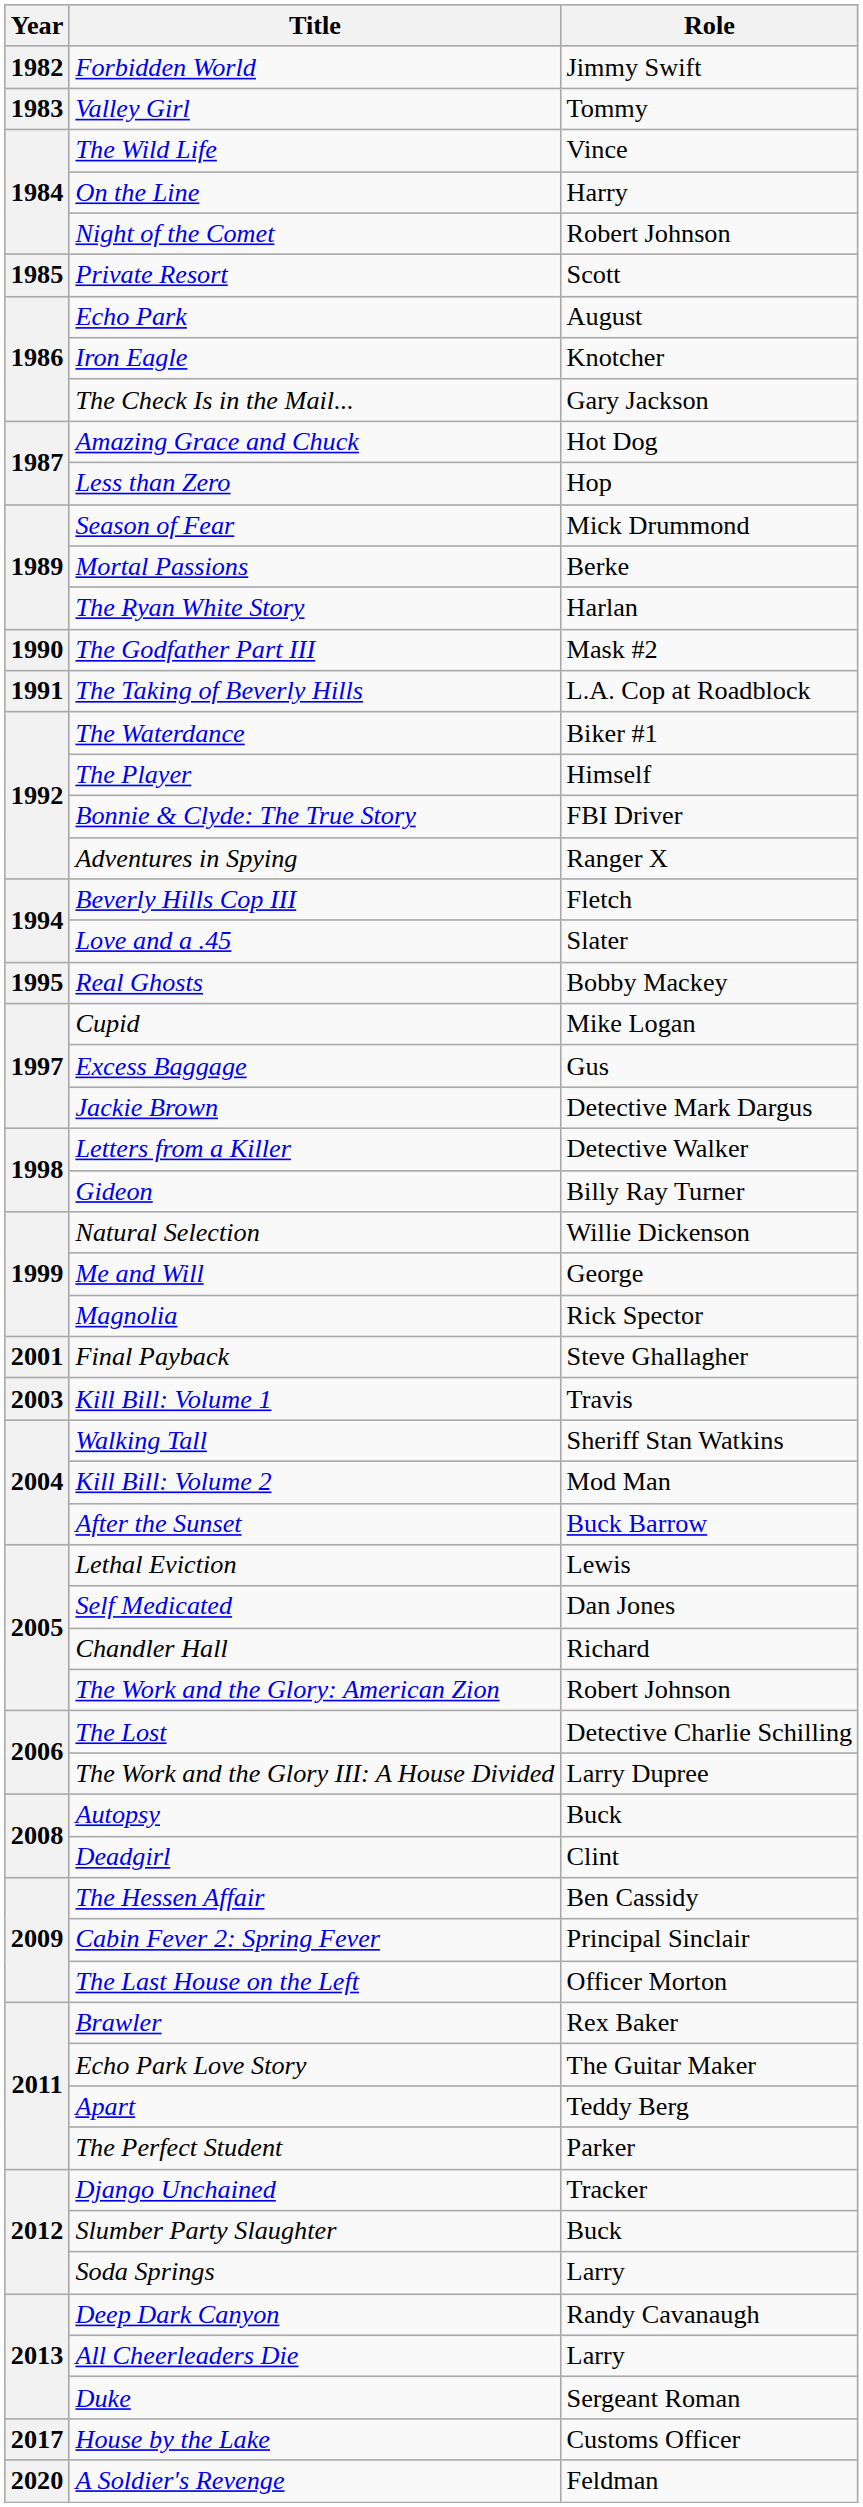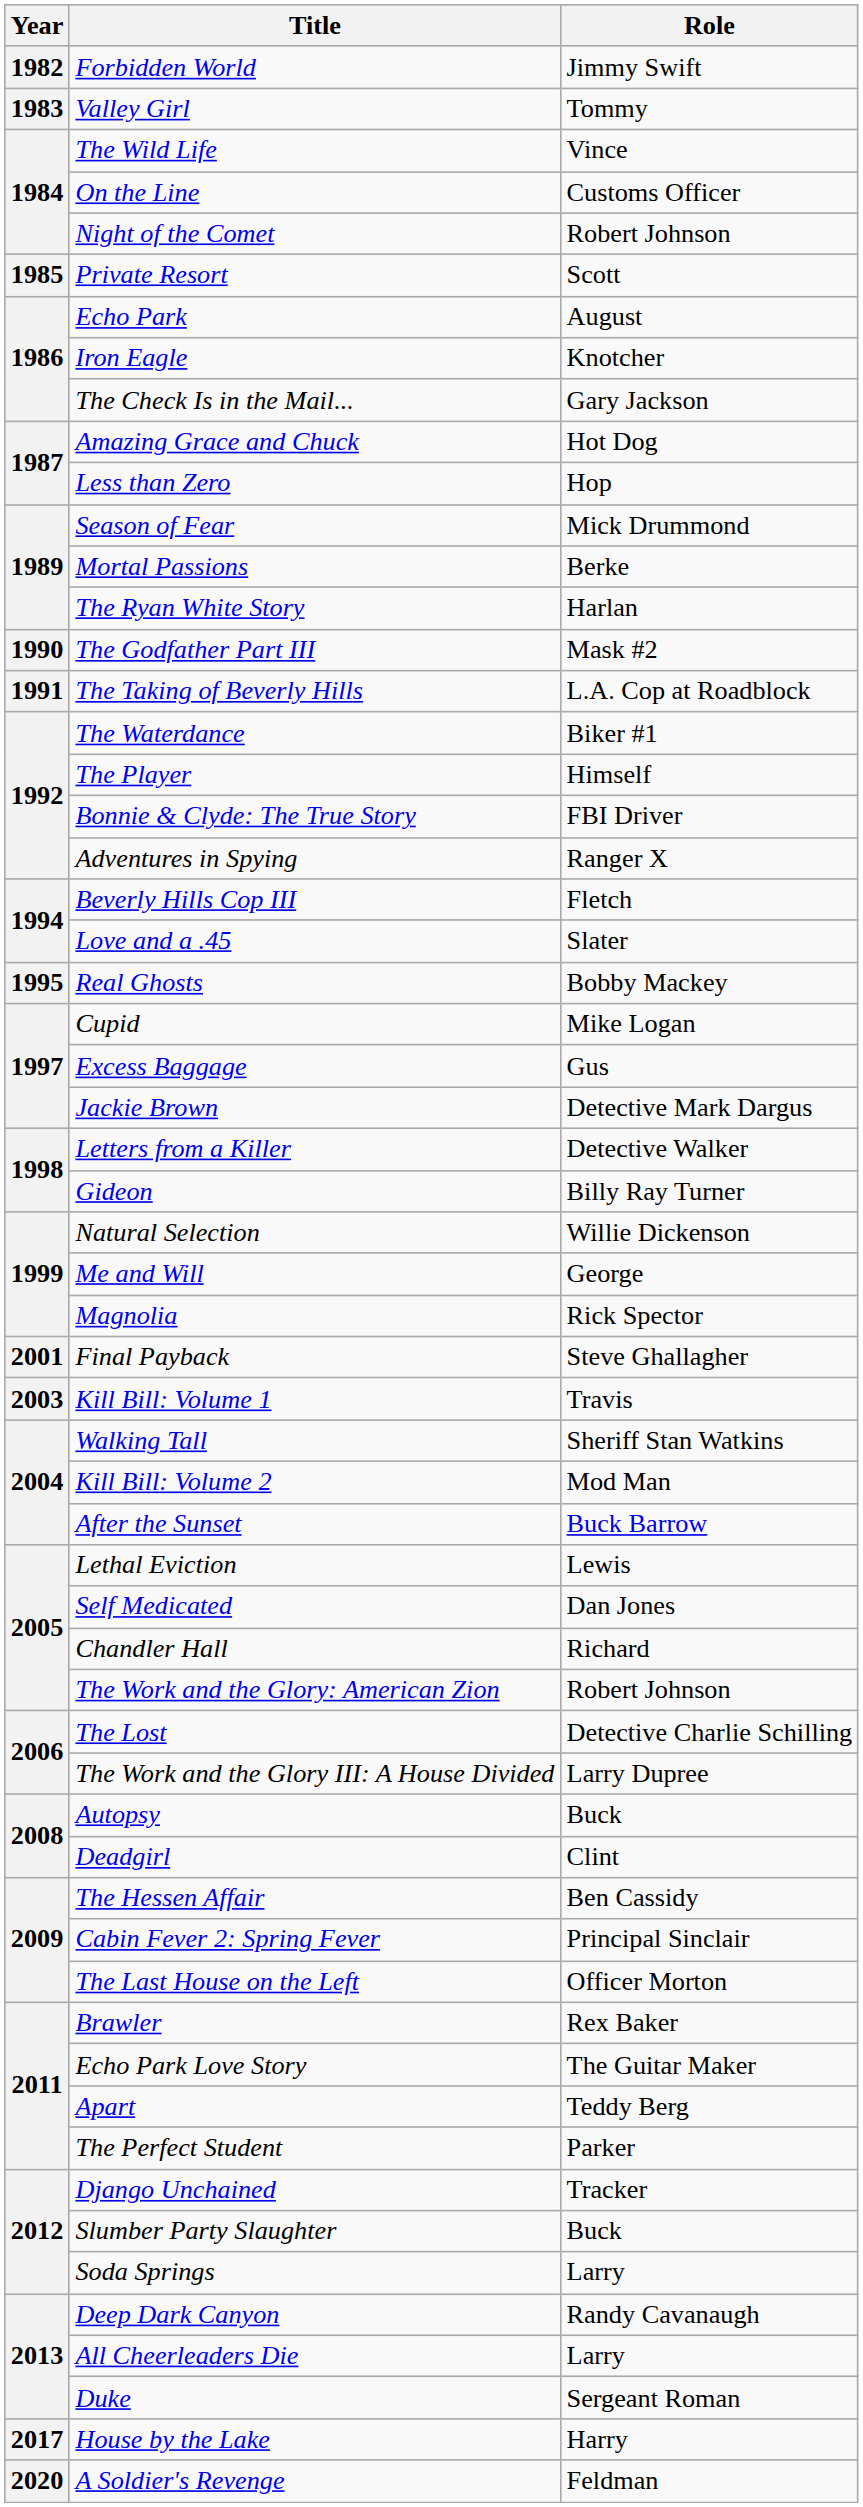(597, 191) Harry -> (653, 191) Customs Officer
(653, 2438) Customs Officer -> (597, 2438) Harry
